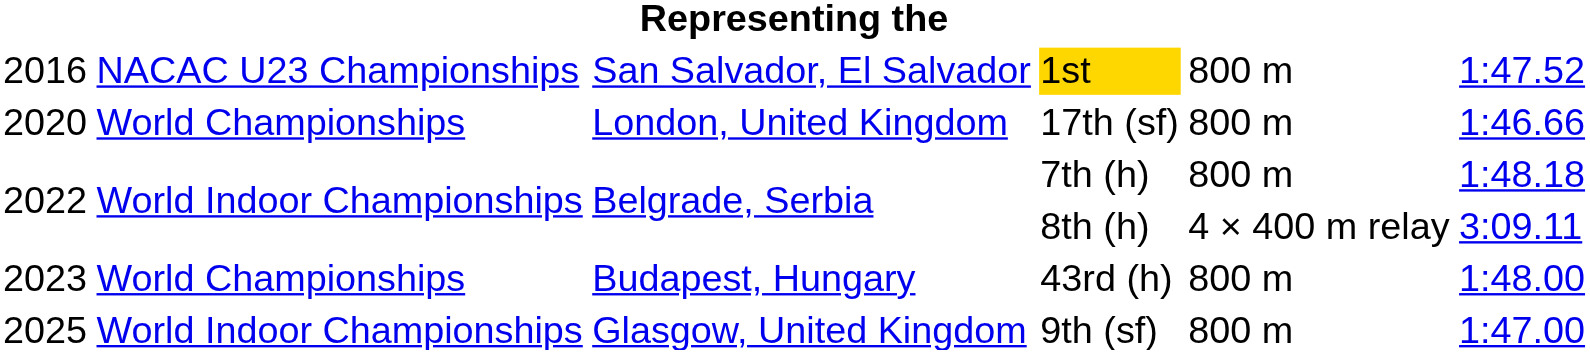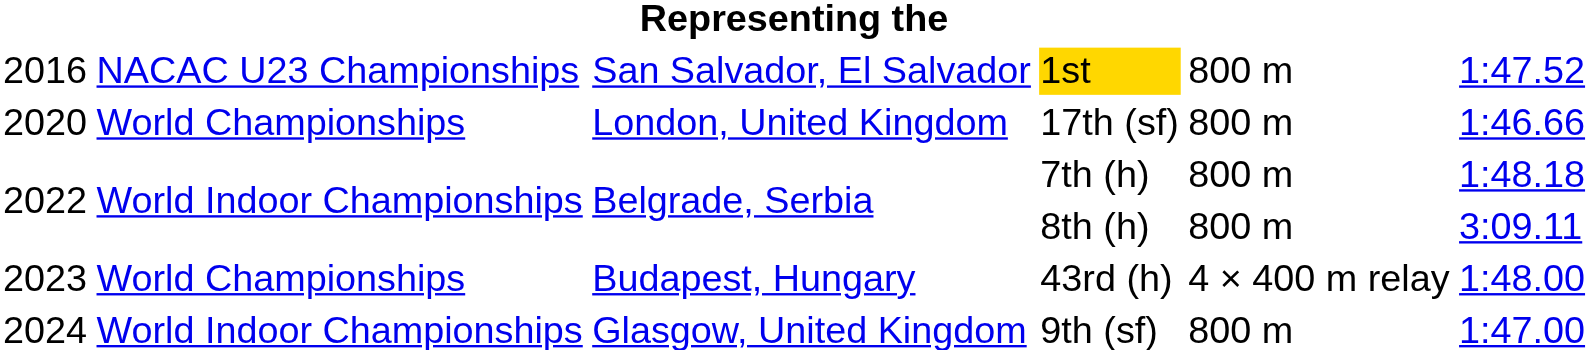(1319, 226) 4 × 400 m relay -> (1241, 226) 800 m
(1241, 278) 800 m -> (1319, 278) 4 × 400 m relay
(45, 330) 2025 -> (45, 330) 2024
